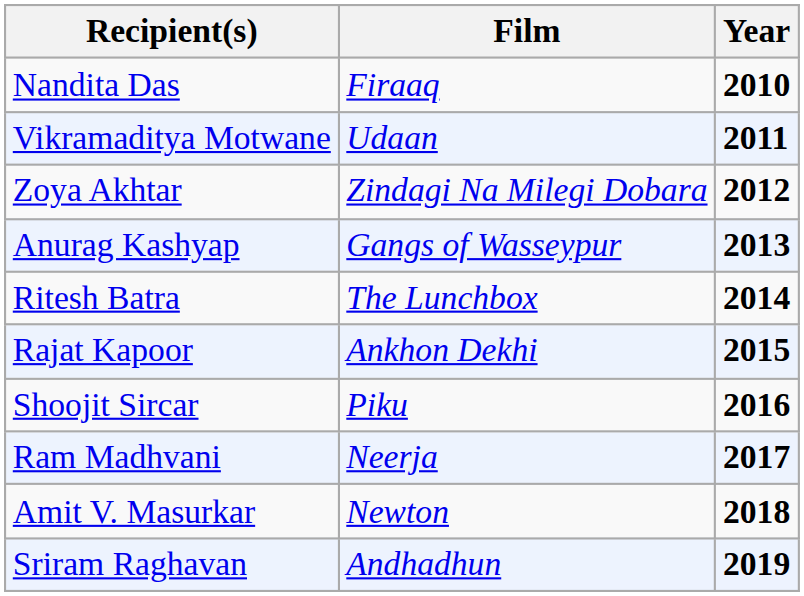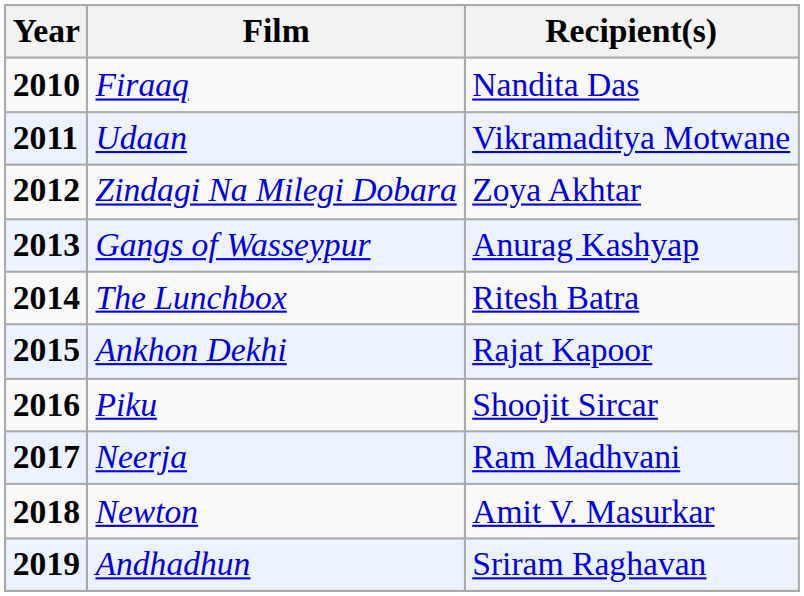columns swapped: (757, 31) <-> (172, 31)
